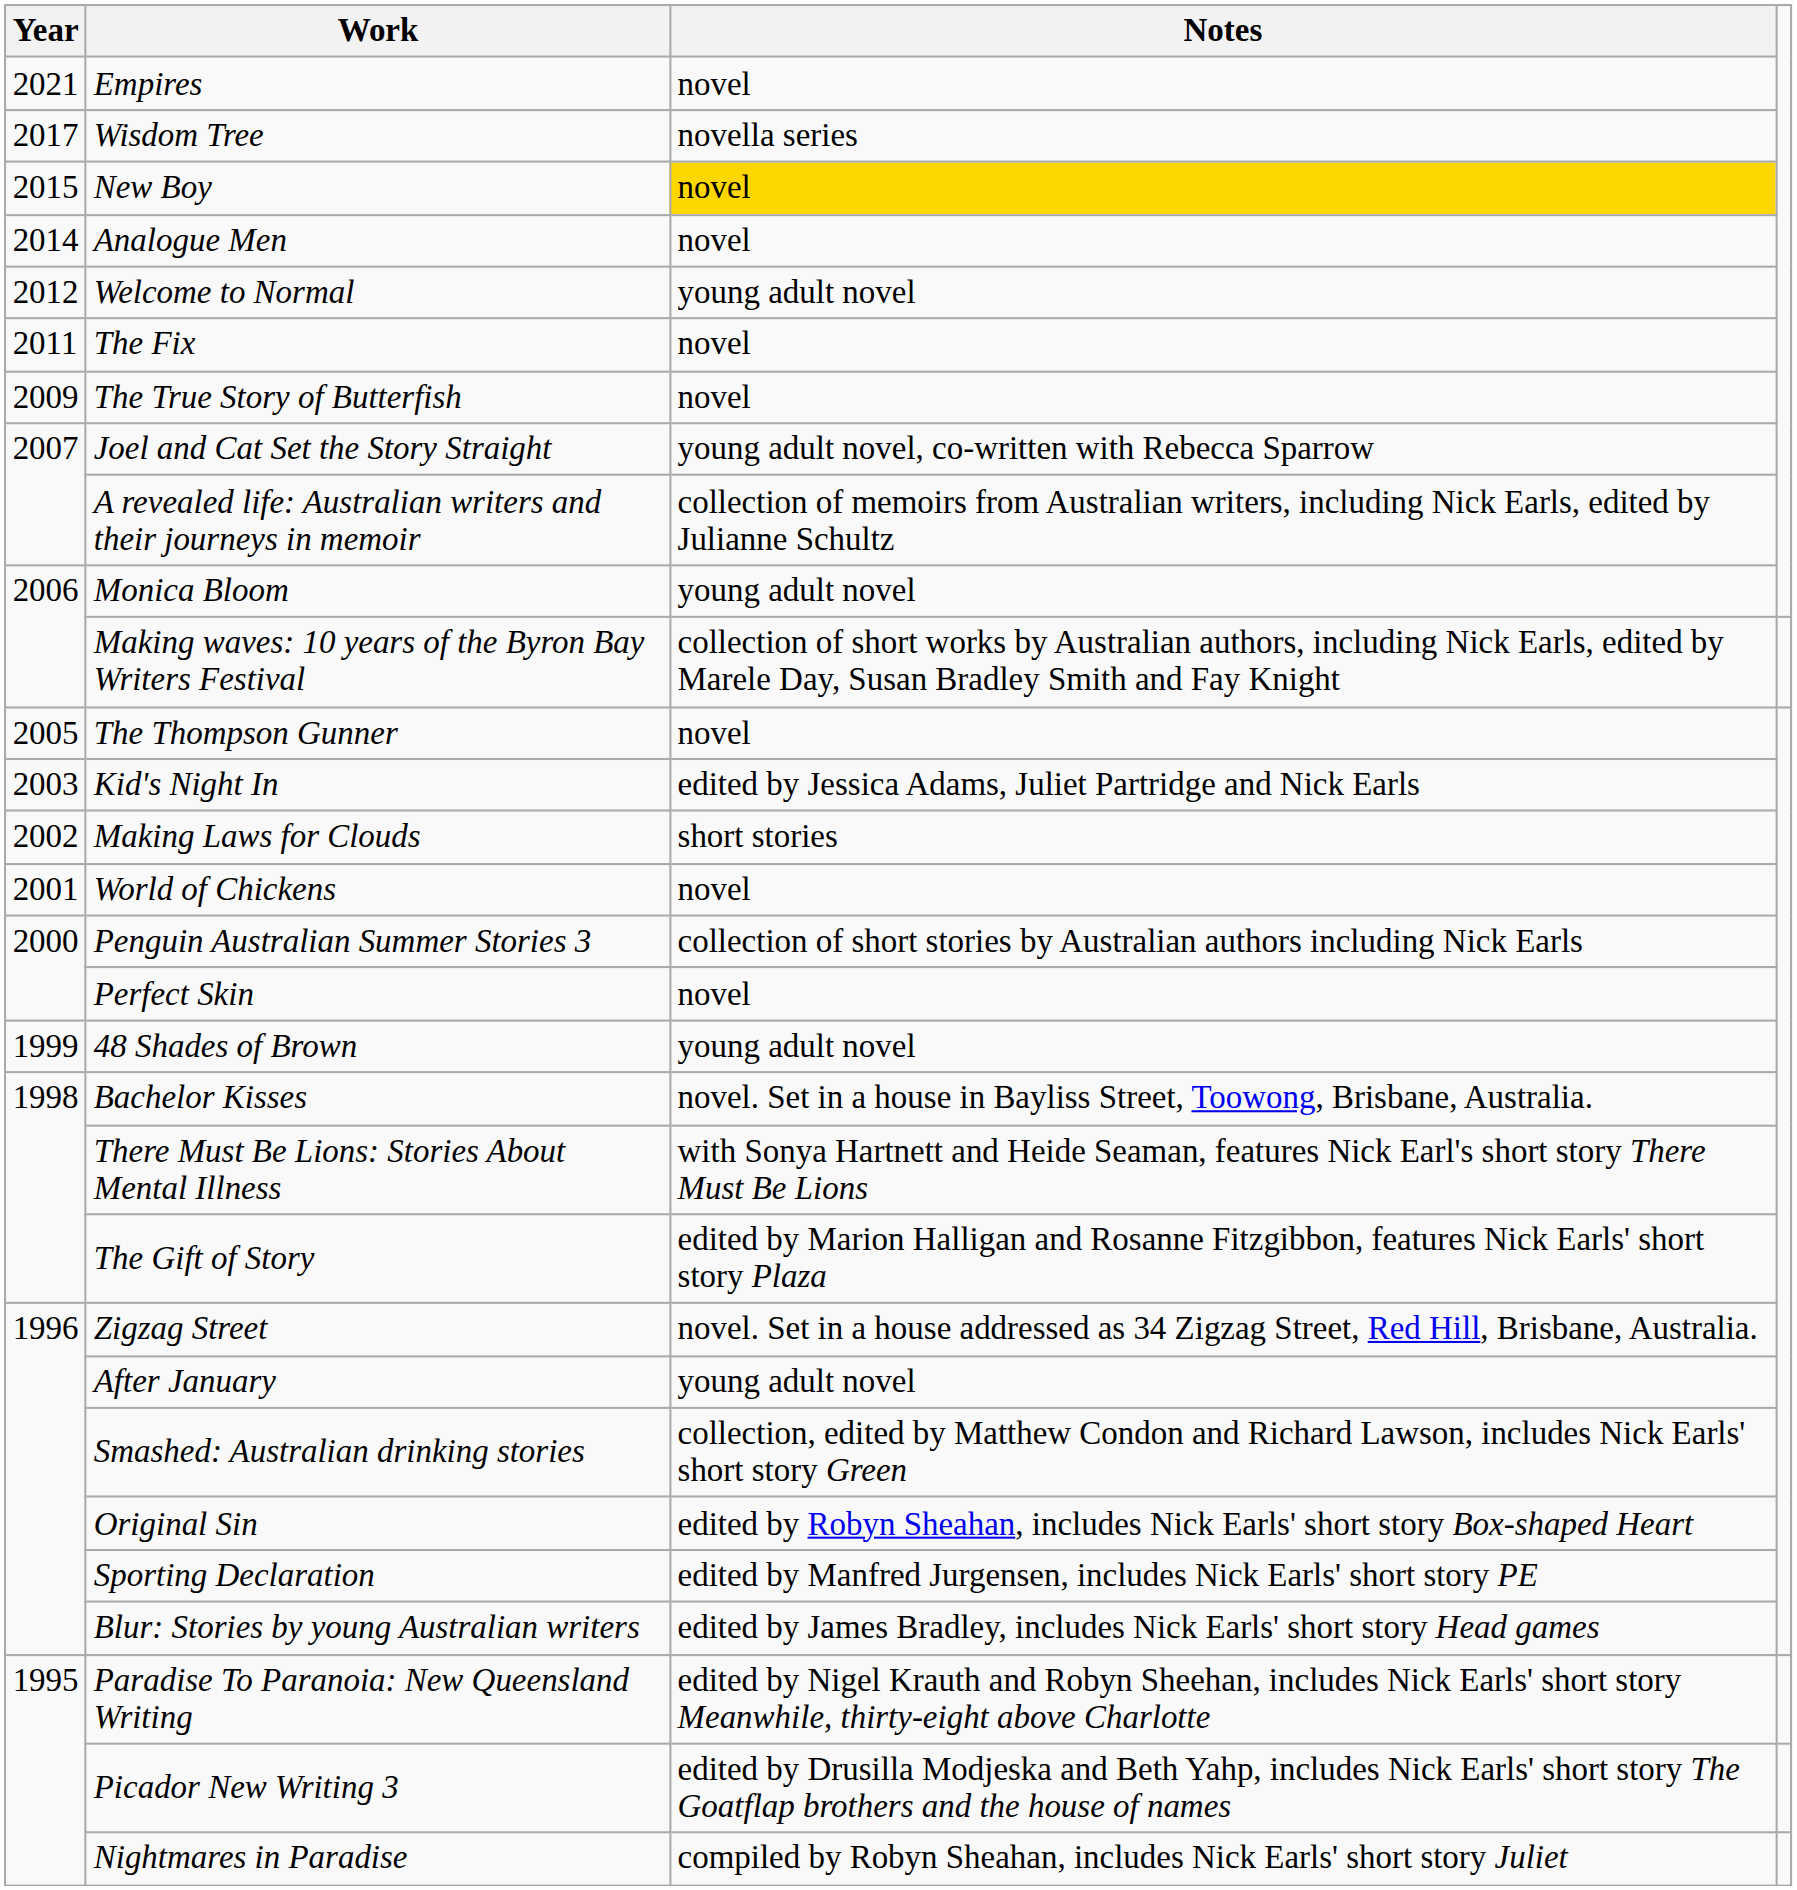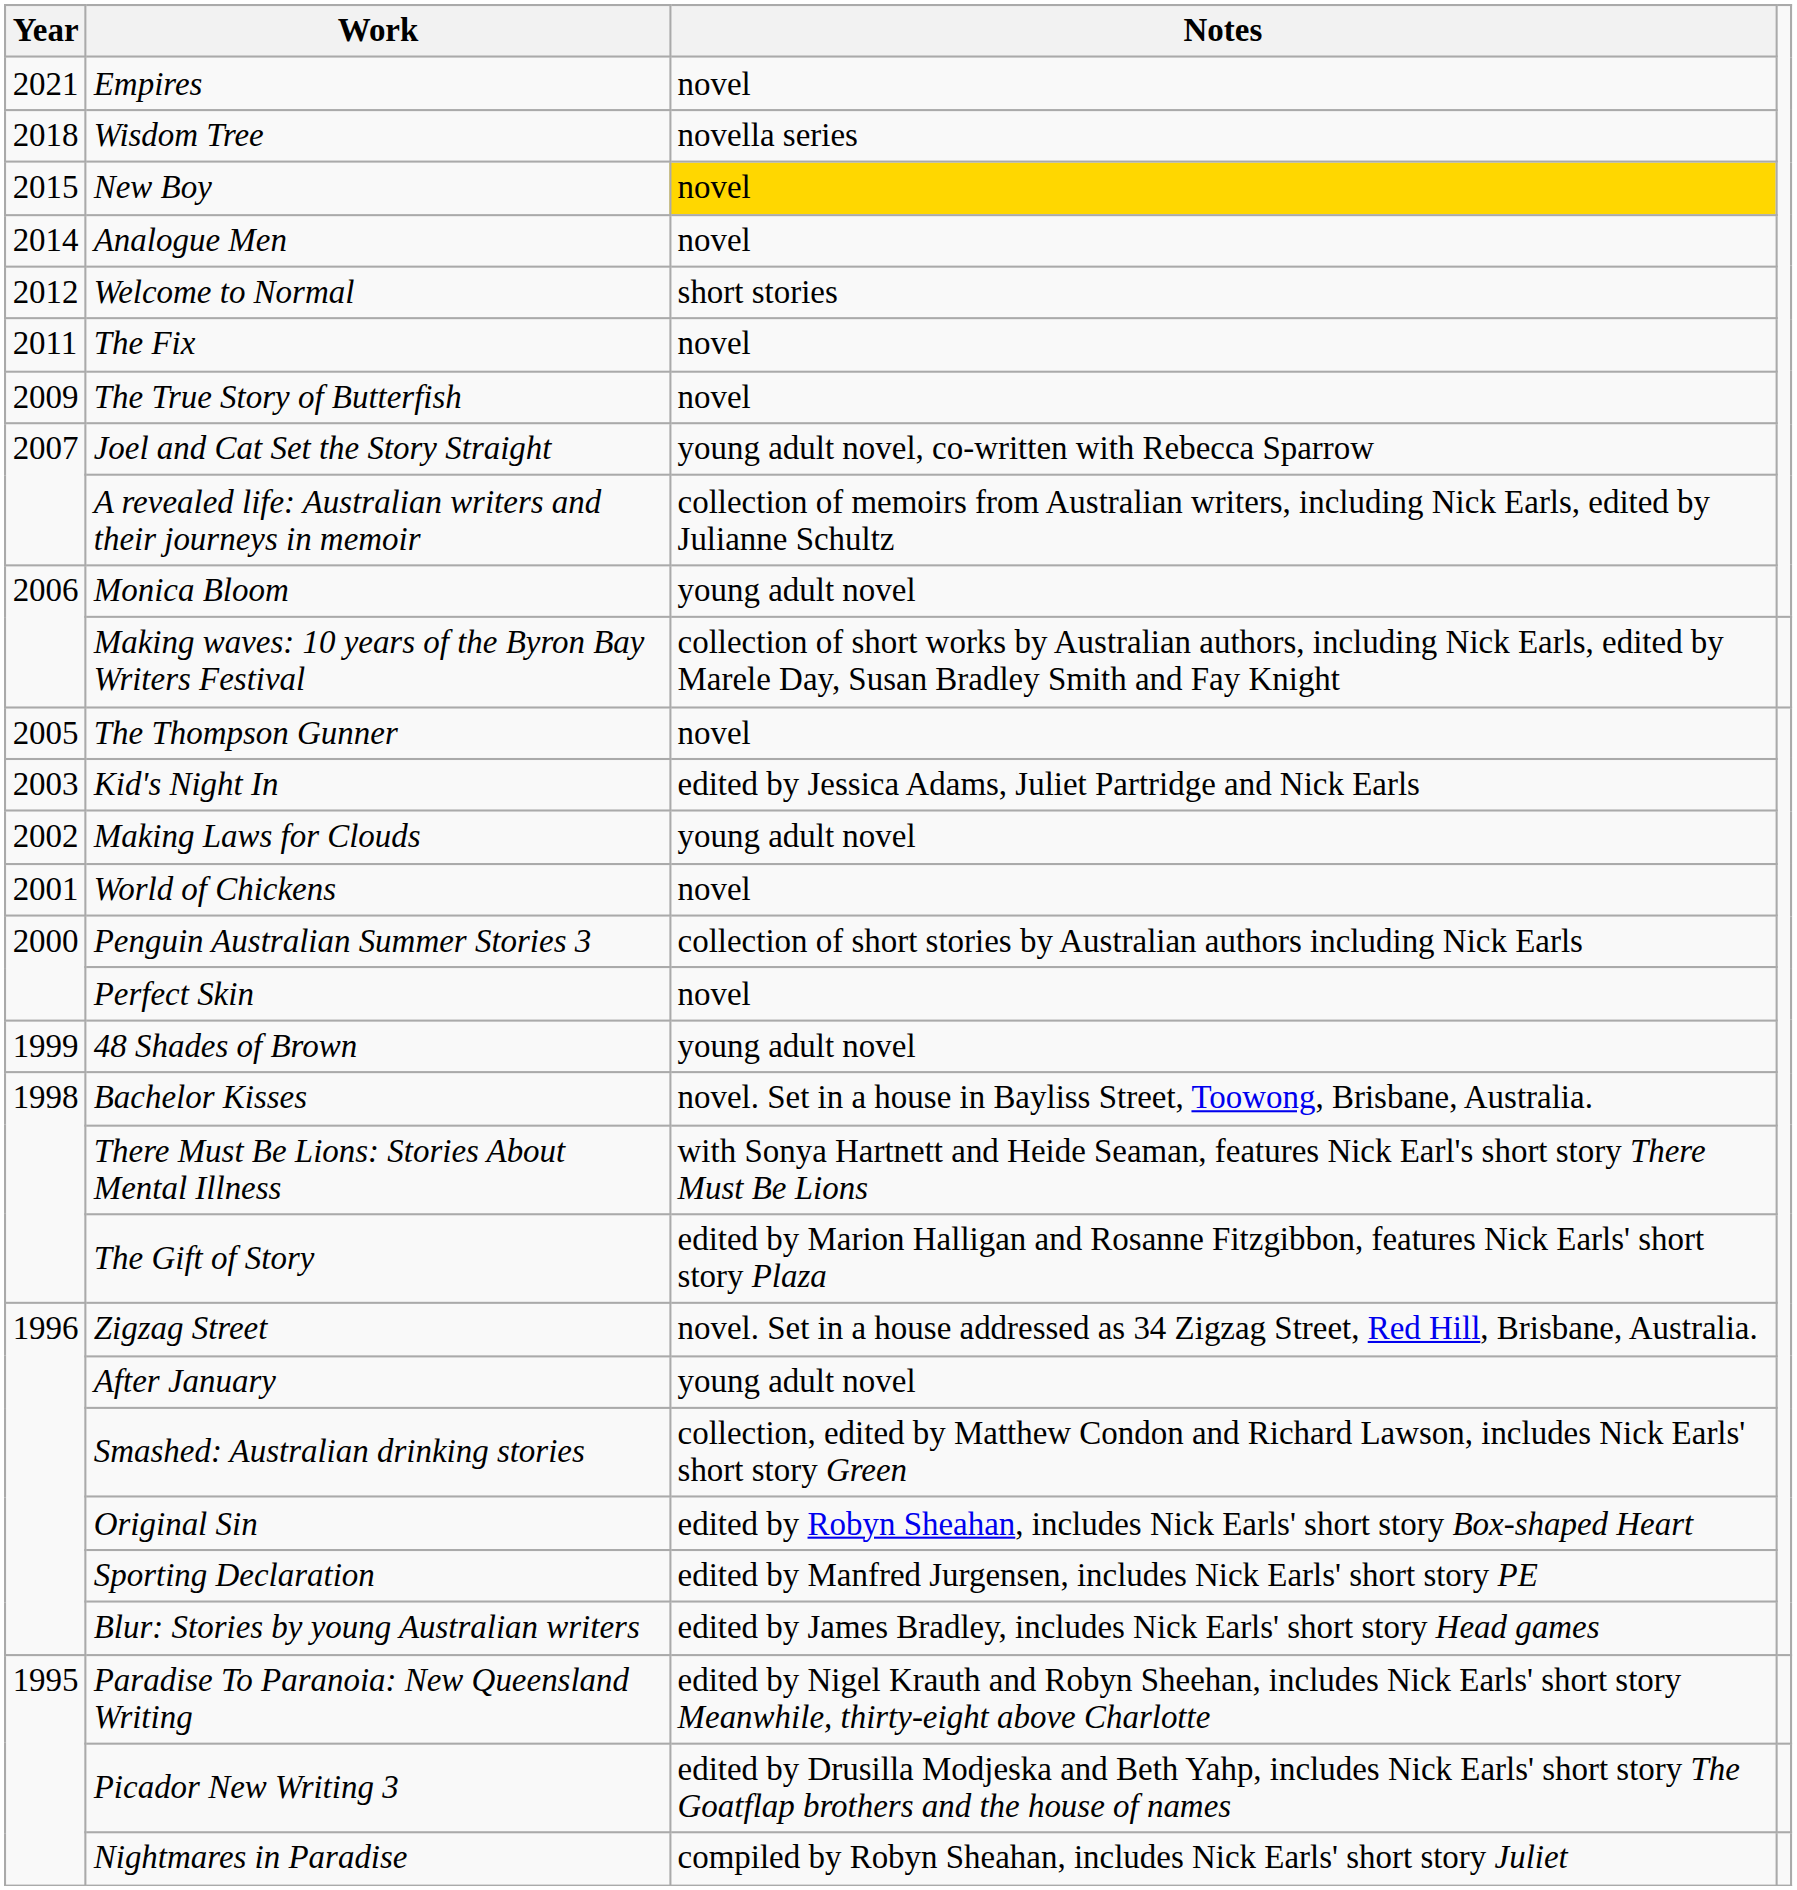(46, 135) 2017 -> (46, 135) 2018
(797, 291) young adult novel -> (758, 291) short stories
(758, 836) short stories -> (797, 836) young adult novel
